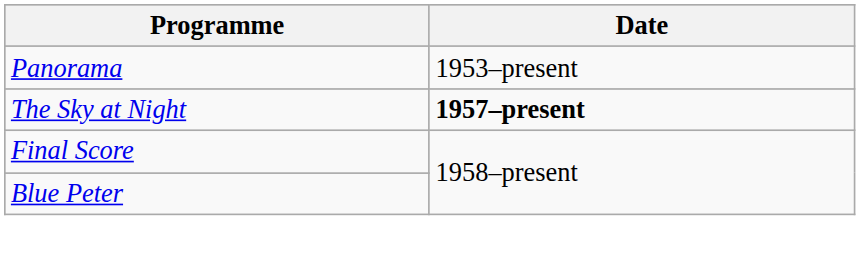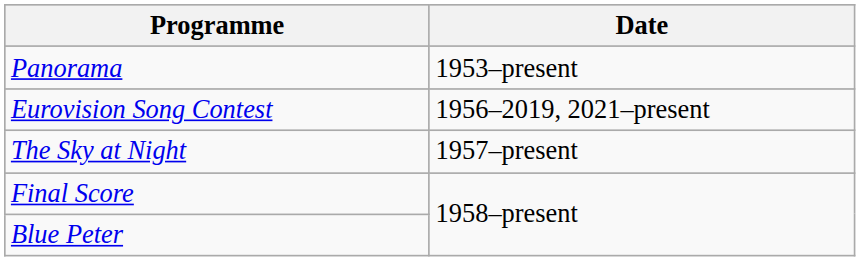+ row: (142, 109)
(510, 109) bold -> (507, 151) normal
